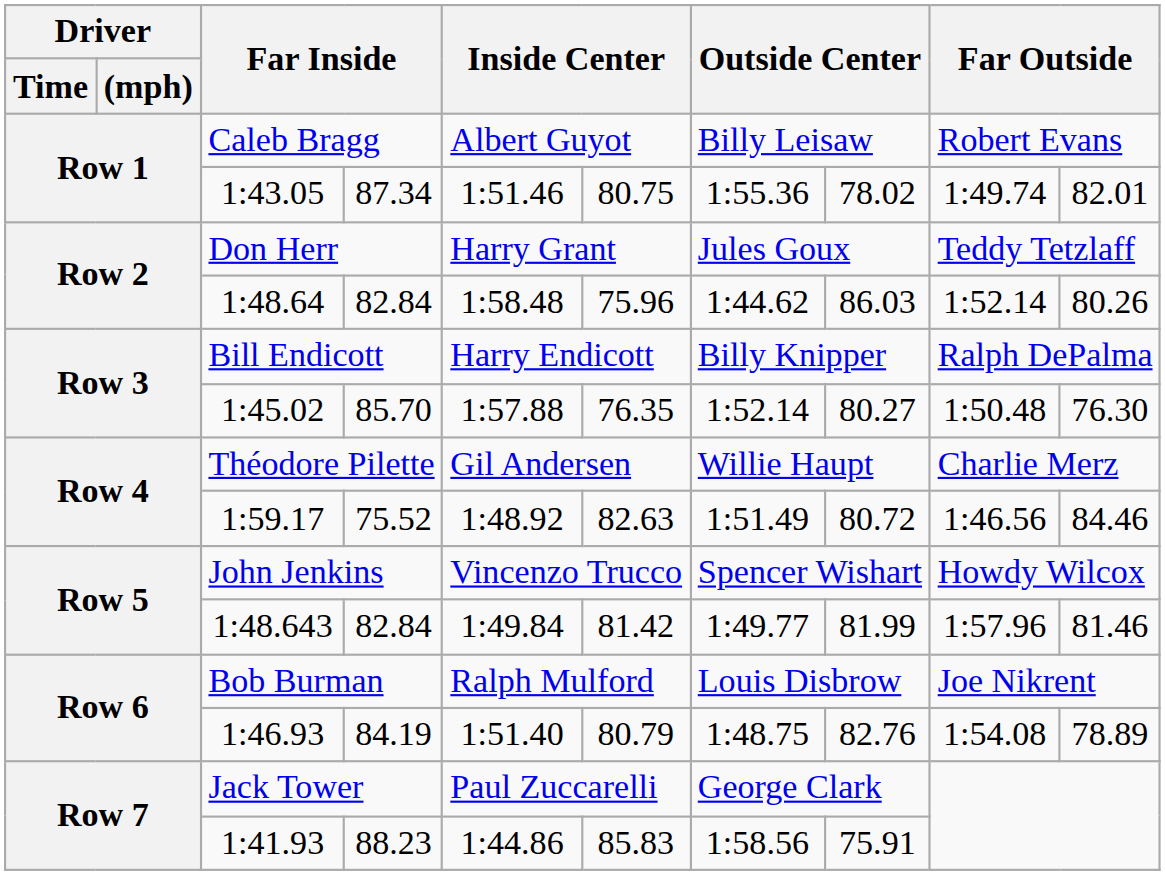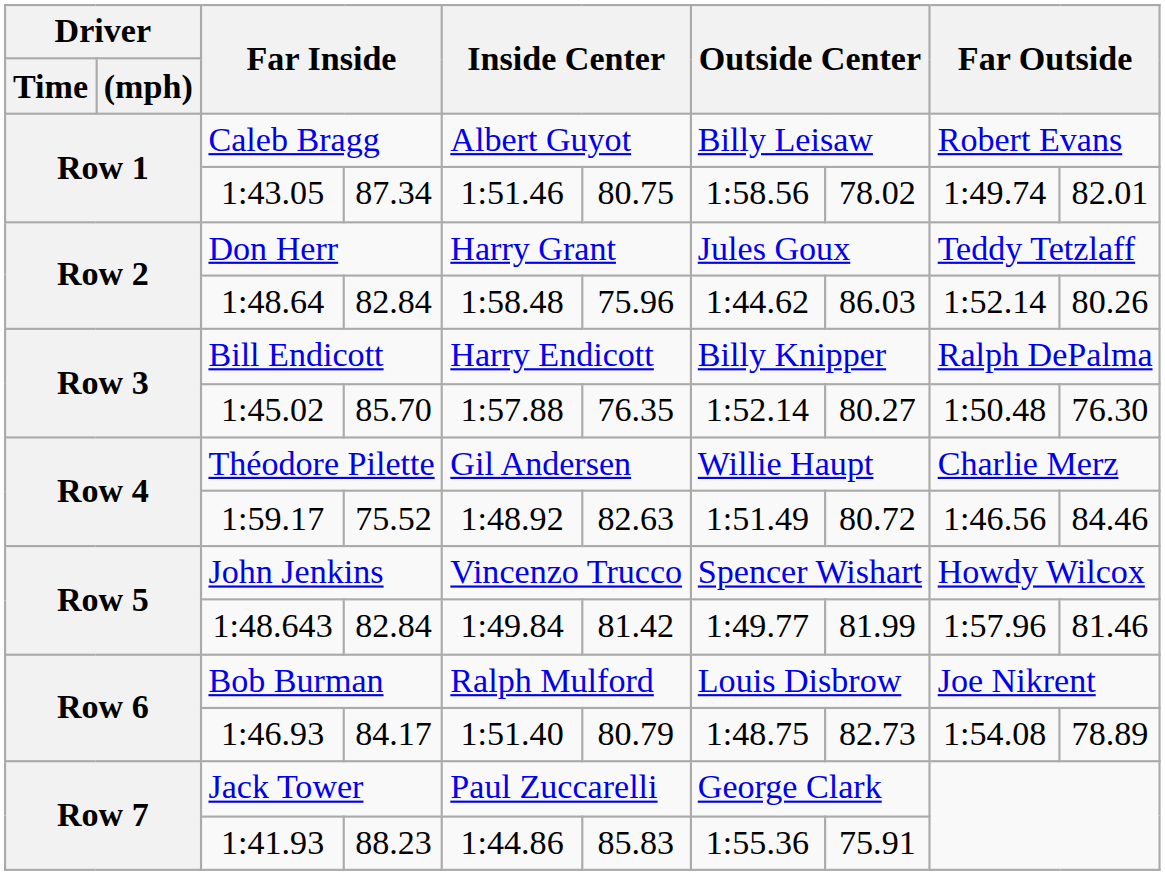(757, 193) 1:55.36 -> (757, 193) 1:58.56
(394, 734) 84.19 -> (394, 734) 84.17
(877, 734) 82.76 -> (877, 734) 82.73
(757, 842) 1:58.56 -> (757, 842) 1:55.36
